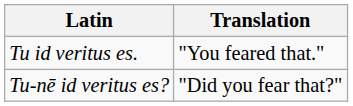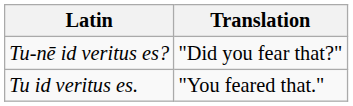rows swapped: (74, 52) <-> (89, 85)
